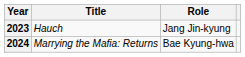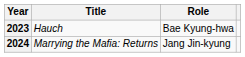(197, 28) Jang Jin-kyung -> (198, 28) Bae Kyung-hwa
(198, 44) Bae Kyung-hwa -> (197, 44) Jang Jin-kyung
